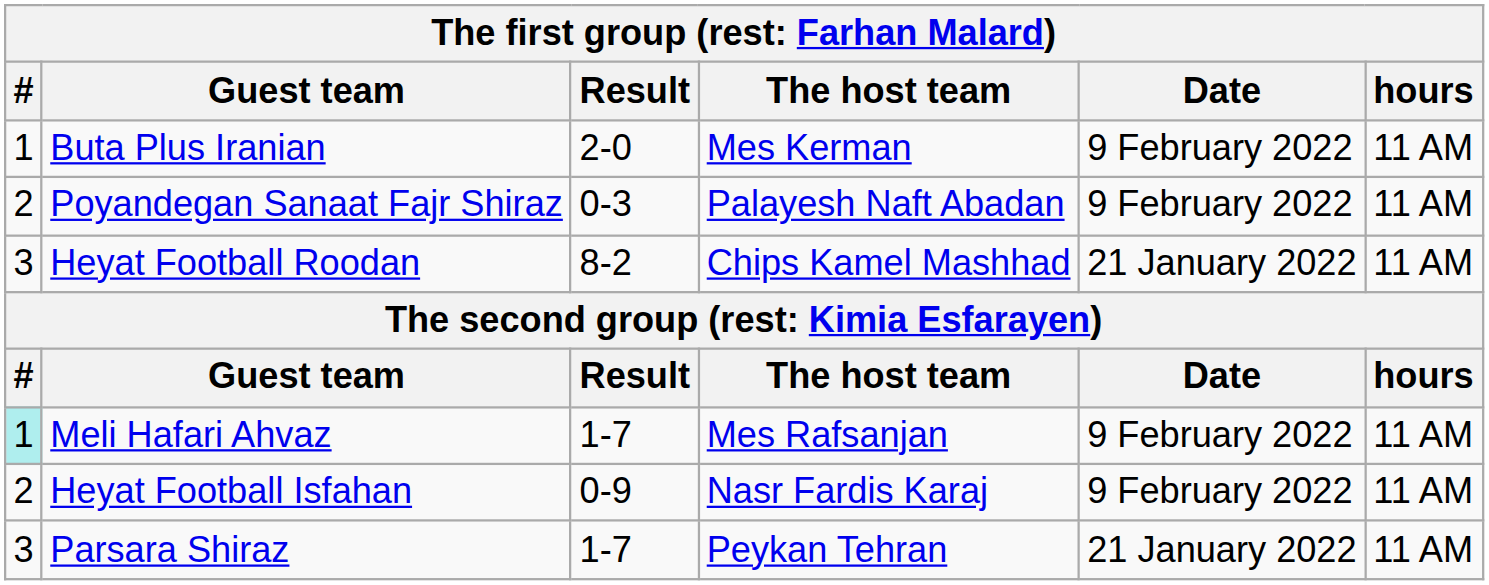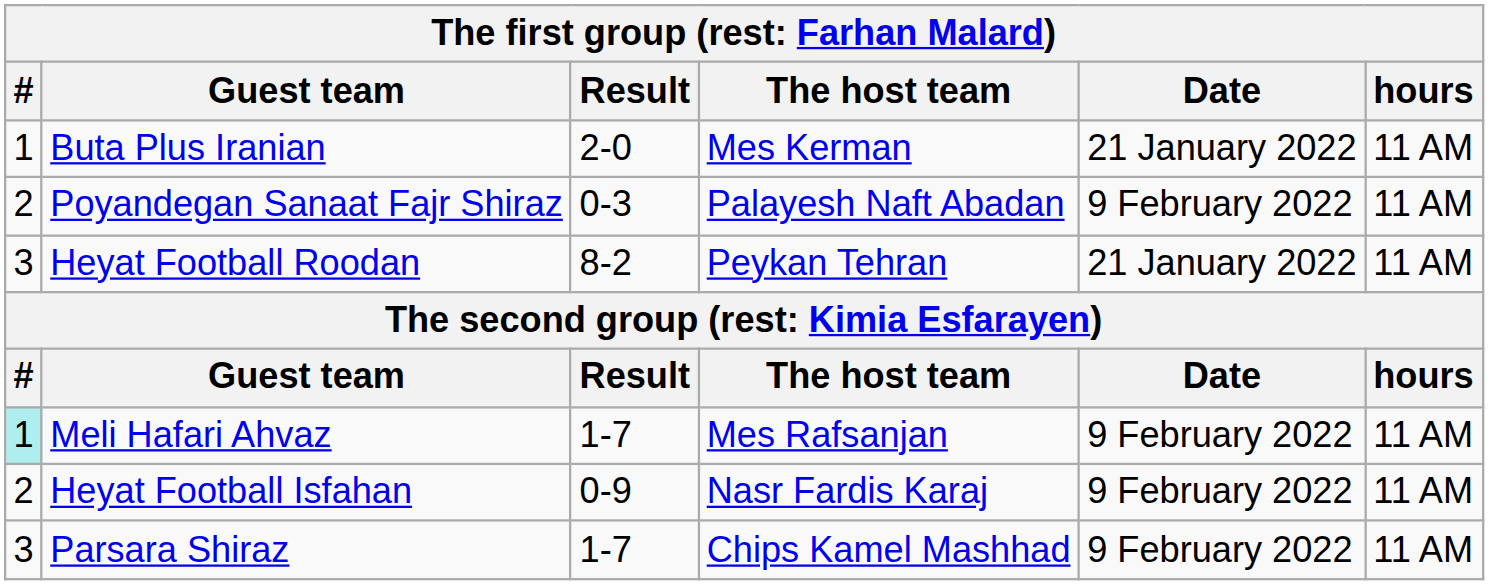(1220, 147) 9 February 2022 -> (1222, 147) 21 January 2022
(889, 262) Chips Kamel Mashhad -> (827, 262) Peykan Tehran
(827, 549) Peykan Tehran -> (889, 549) Chips Kamel Mashhad
(1222, 549) 21 January 2022 -> (1220, 549) 9 February 2022
